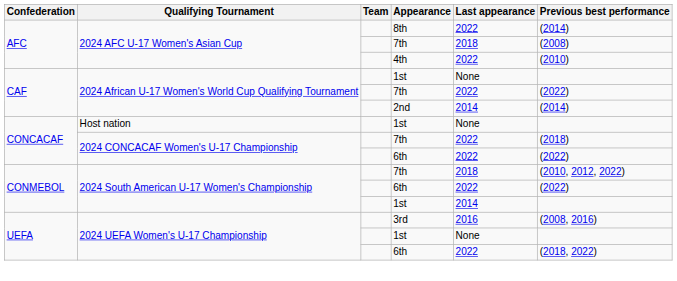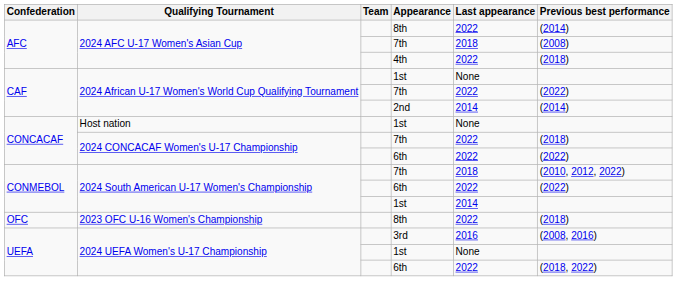(554, 60) (2010) -> (554, 60) (2018)
+ row: (171, 220)
